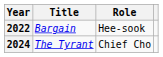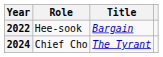columns swapped: (64, 12) <-> (125, 12)
